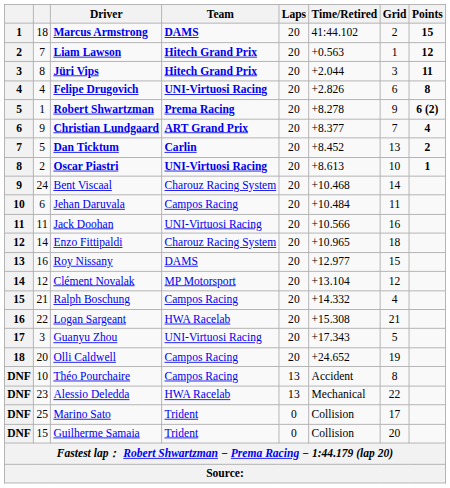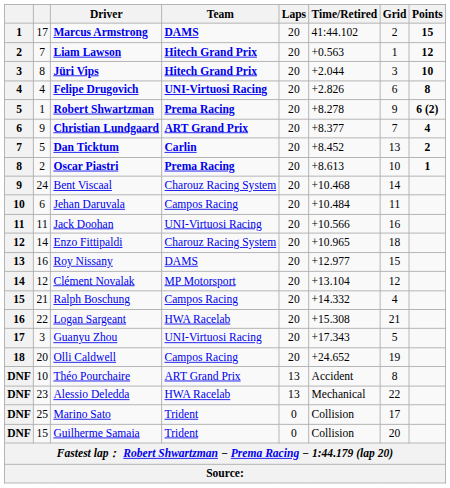(42, 32) 18 -> (42, 32) 17
(427, 70) 11 -> (427, 70) 10
(216, 166) UNI-Virtuosi Racing -> (200, 166) Prema Racing
(201, 375) Campos Racing -> (203, 375) ART Grand Prix
